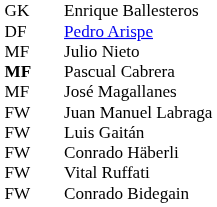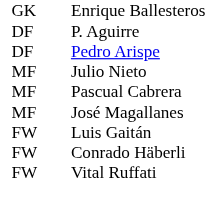+ row: (105, 31)
(18, 71) bold -> (24, 91) normal
- row: (138, 112)
- row: (127, 193)
